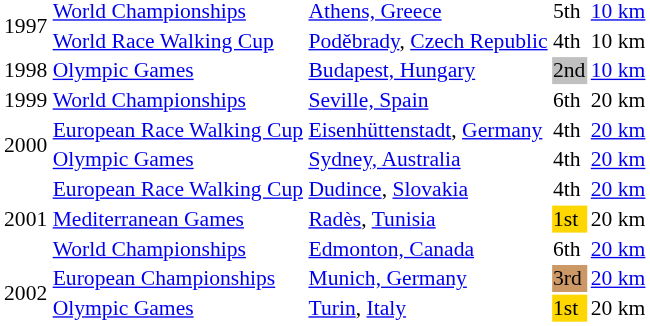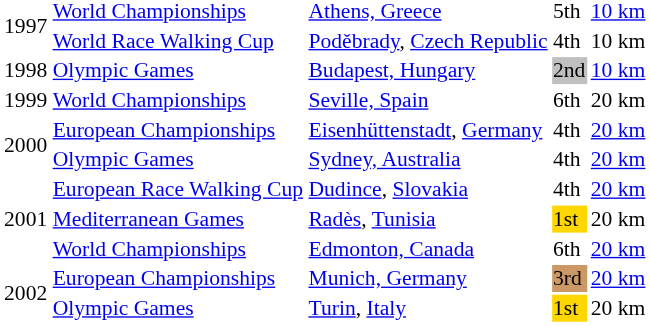(178, 129) European Race Walking Cup -> (164, 129) European Championships
